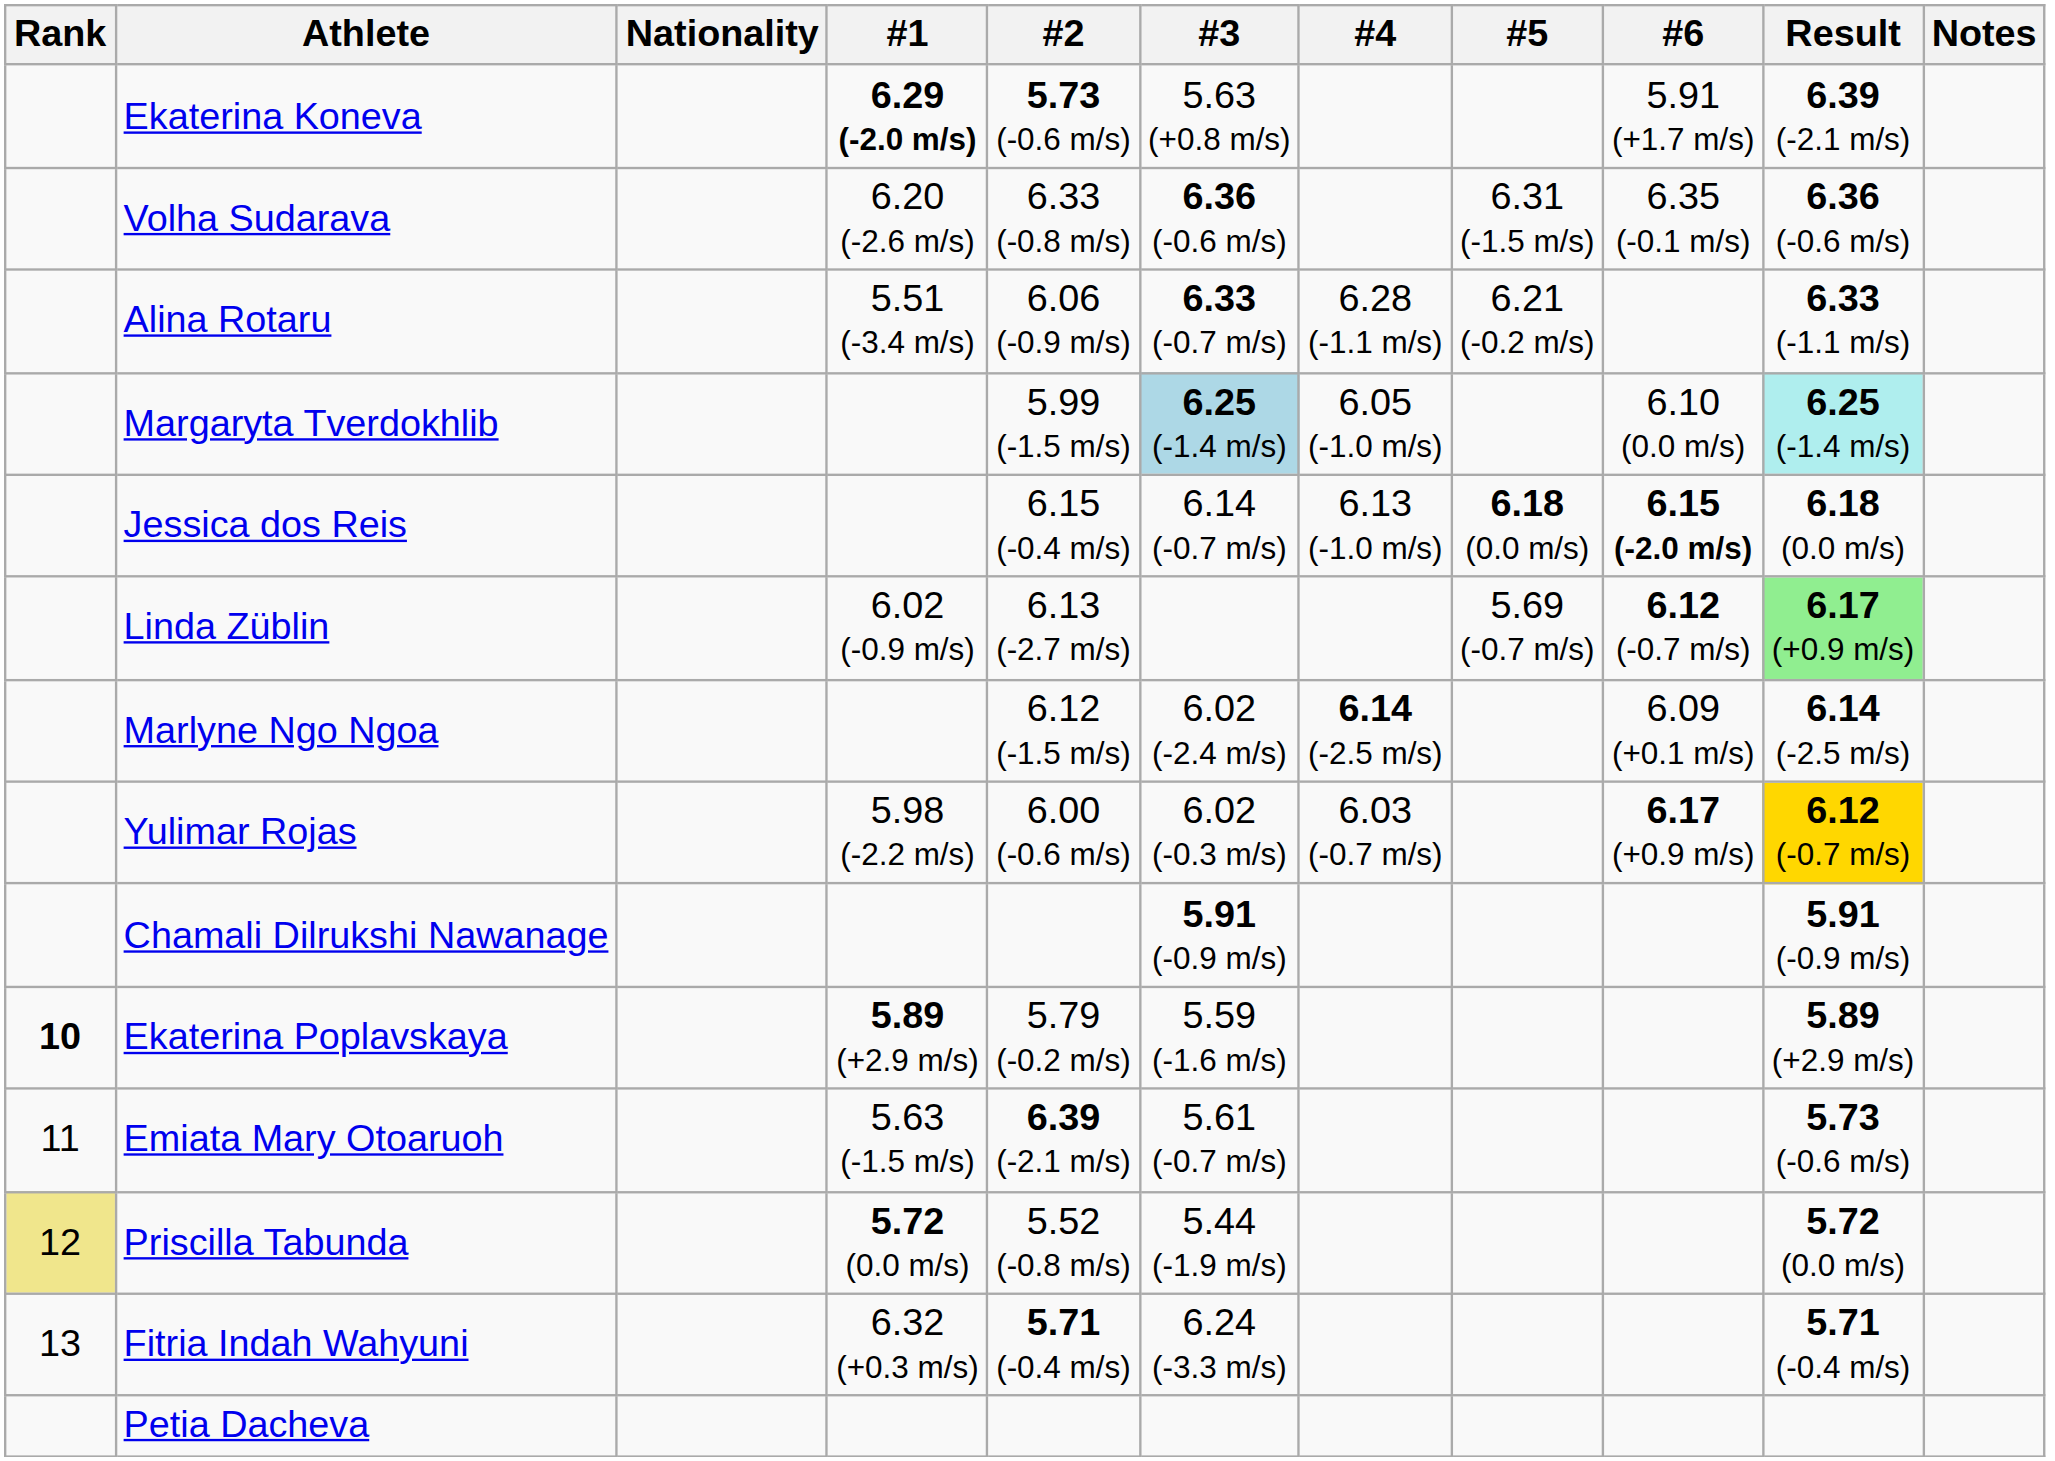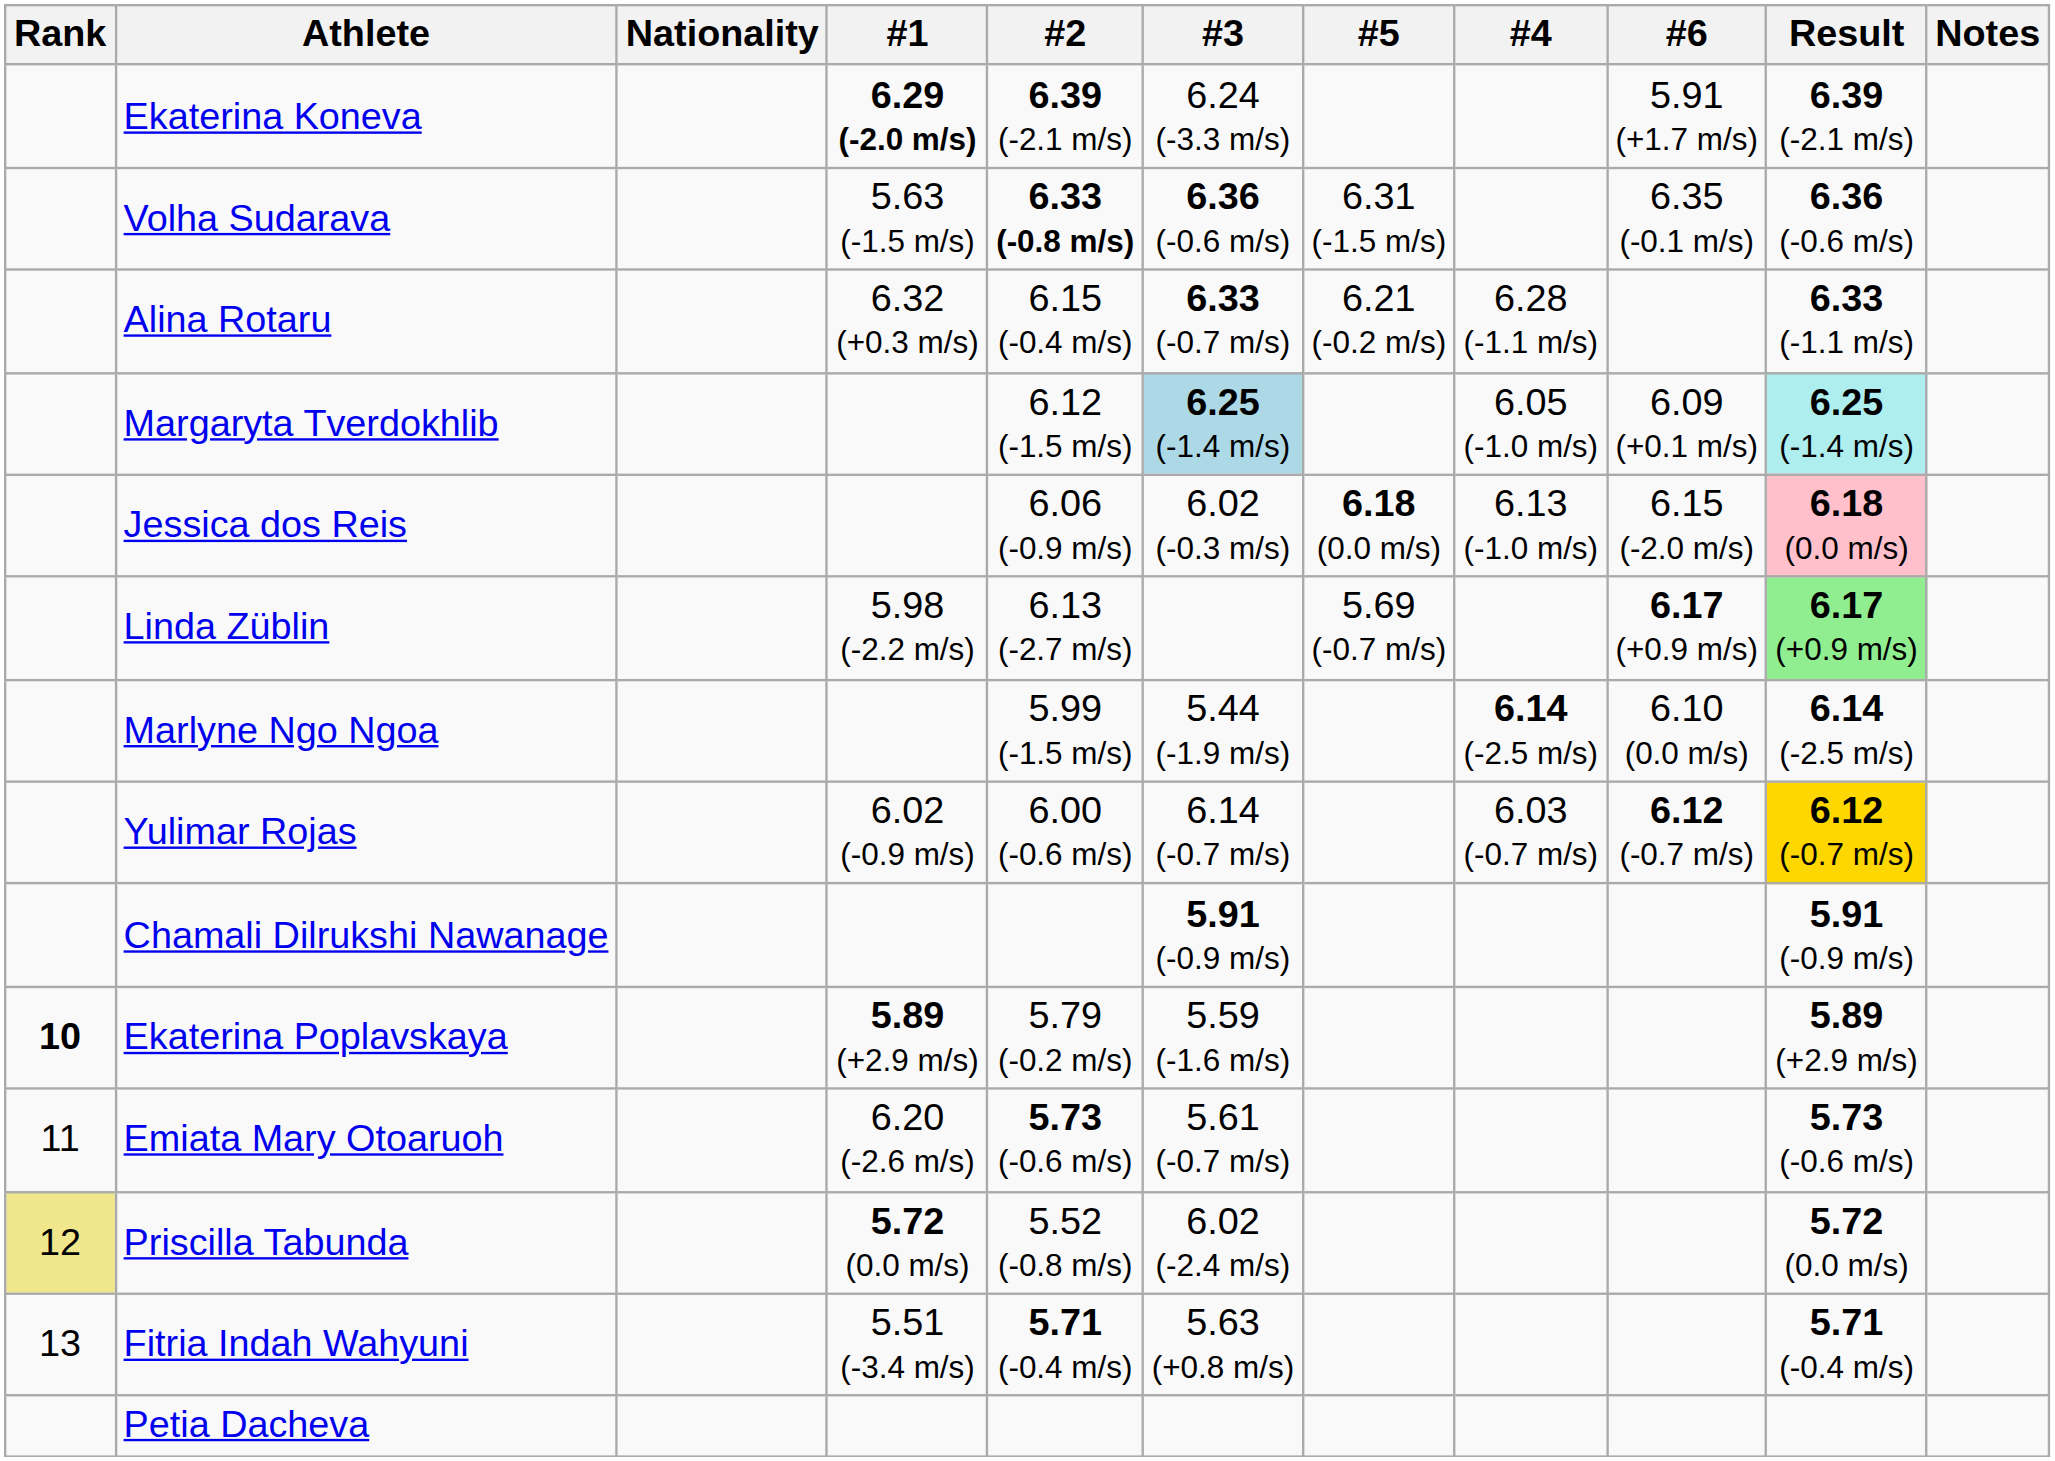columns swapped: (1375, 34) <-> (1527, 34)
(1063, 115) 5.73 (-0.6 m/s) -> (1065, 115) 6.39 (-2.1 m/s)
(1219, 115) 5.63 (+0.8 m/s) -> (1223, 115) 6.24 (-3.3 m/s)
(907, 217) 6.20 (-2.6 m/s) -> (907, 217) 5.63 (-1.5 m/s)
(1063, 217) normal -> (1065, 217) bold
(907, 320) 5.51 (-3.4 m/s) -> (908, 320) 6.32 (+0.3 m/s)
(1063, 320) 6.06 (-0.9 m/s) -> (1065, 320) 6.15 (-0.4 m/s)
(1063, 422) 5.99 (-1.5 m/s) -> (1065, 422) 6.12 (-1.5 m/s)
(1683, 422) 6.10 (0.0 m/s) -> (1687, 422) 6.09 (+0.1 m/s)
(1063, 525) 6.15 (-0.4 m/s) -> (1065, 525) 6.06 (-0.9 m/s)
(1219, 525) 6.14 (-0.7 m/s) -> (1223, 525) 6.02 (-0.3 m/s)
(1683, 525) bold -> (1687, 525) normal
(1843, 525) no background -> (1847, 525) pink background
(907, 627) 6.02 (-0.9 m/s) -> (907, 627) 5.98 (-2.2 m/s)
(1683, 627) 6.12 (-0.7 m/s) -> (1687, 627) 6.17 (+0.9 m/s)
(1063, 729) 6.12 (-1.5 m/s) -> (1065, 729) 5.99 (-1.5 m/s)
(1219, 729) 6.02 (-2.4 m/s) -> (1223, 729) 5.44 (-1.9 m/s)
(1683, 729) 6.09 (+0.1 m/s) -> (1687, 729) 6.10 (0.0 m/s)
(907, 832) 5.98 (-2.2 m/s) -> (907, 832) 6.02 (-0.9 m/s)
(1219, 832) 6.02 (-0.3 m/s) -> (1223, 832) 6.14 (-0.7 m/s)
(1683, 832) 6.17 (+0.9 m/s) -> (1687, 832) 6.12 (-0.7 m/s)
(907, 1139) 5.63 (-1.5 m/s) -> (907, 1139) 6.20 (-2.6 m/s)
(1063, 1139) 6.39 (-2.1 m/s) -> (1065, 1139) 5.73 (-0.6 m/s)
(1219, 1241) 5.44 (-1.9 m/s) -> (1223, 1241) 6.02 (-2.4 m/s)
(908, 1343) 6.32 (+0.3 m/s) -> (907, 1343) 5.51 (-3.4 m/s)
(1219, 1343) 6.24 (-3.3 m/s) -> (1223, 1343) 5.63 (+0.8 m/s)
